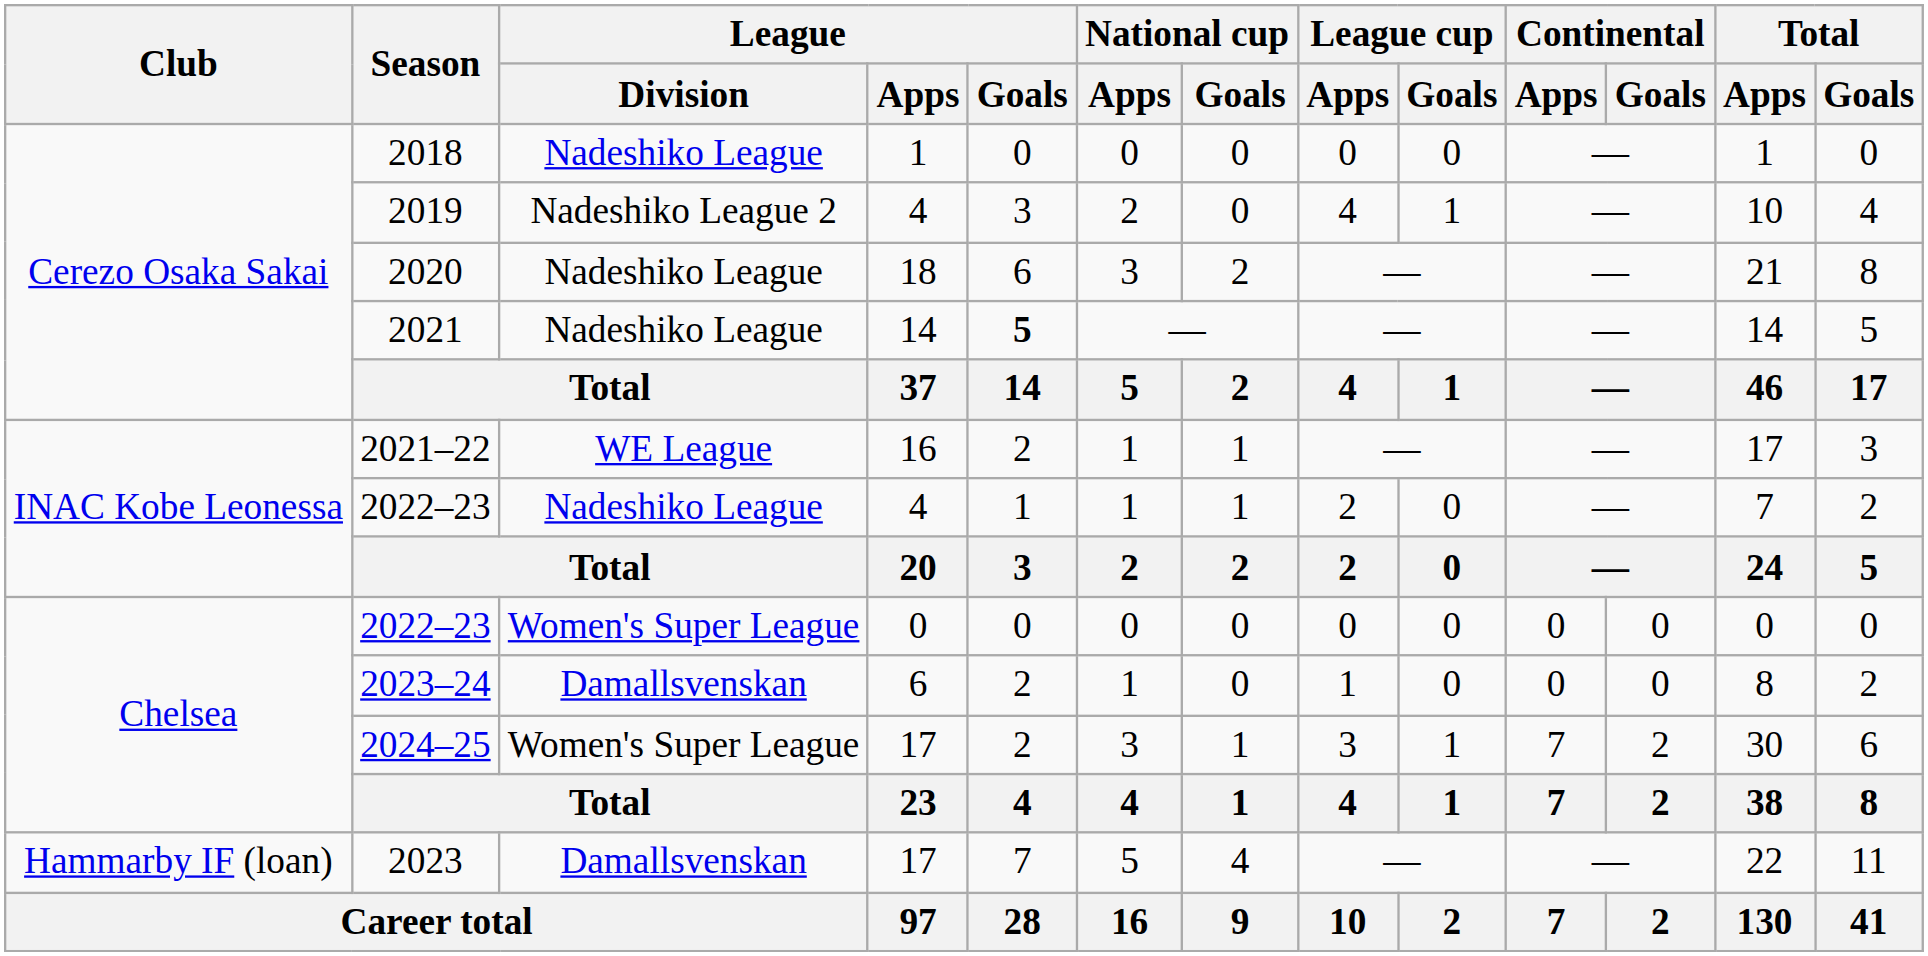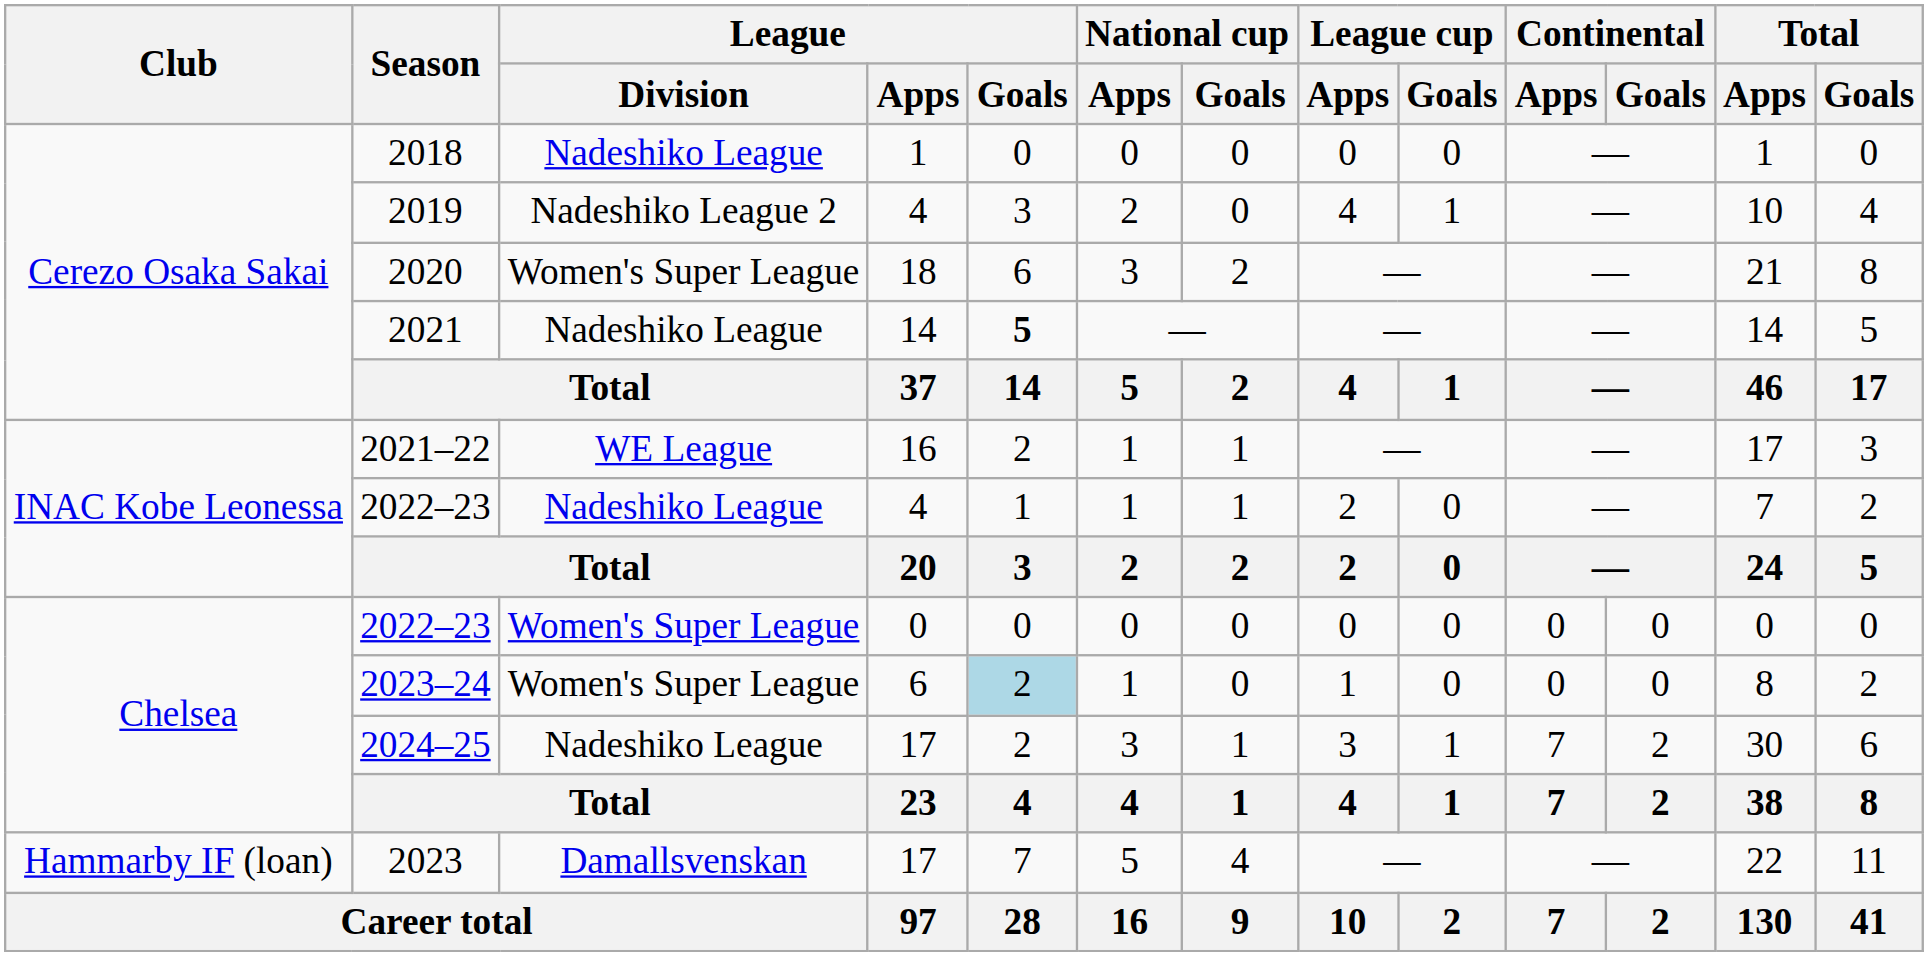(684, 270) Nadeshiko League -> (684, 270) Women's Super League
(684, 684) Damallsvenskan -> (684, 684) Women's Super League
(1022, 684) no background -> (1022, 684) lightblue background
(684, 743) Women's Super League -> (684, 743) Nadeshiko League
